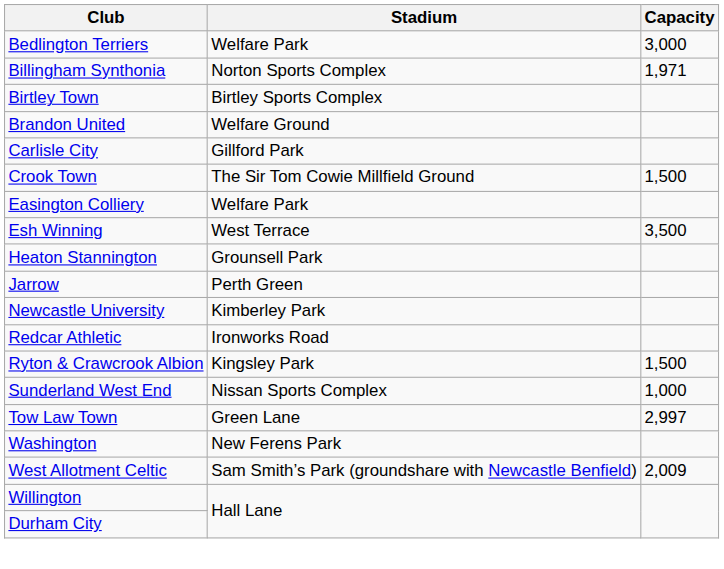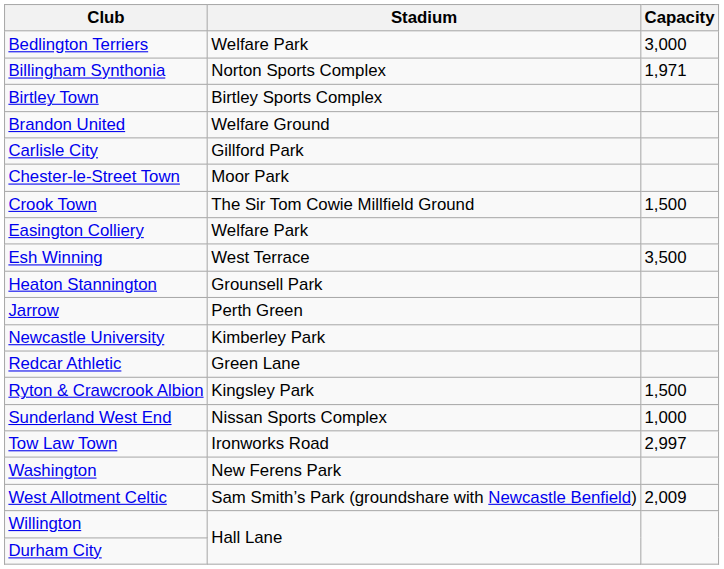+ row: (94, 177)
(270, 337) Ironworks Road -> (256, 364) Green Lane
(256, 417) Green Lane -> (270, 444) Ironworks Road
